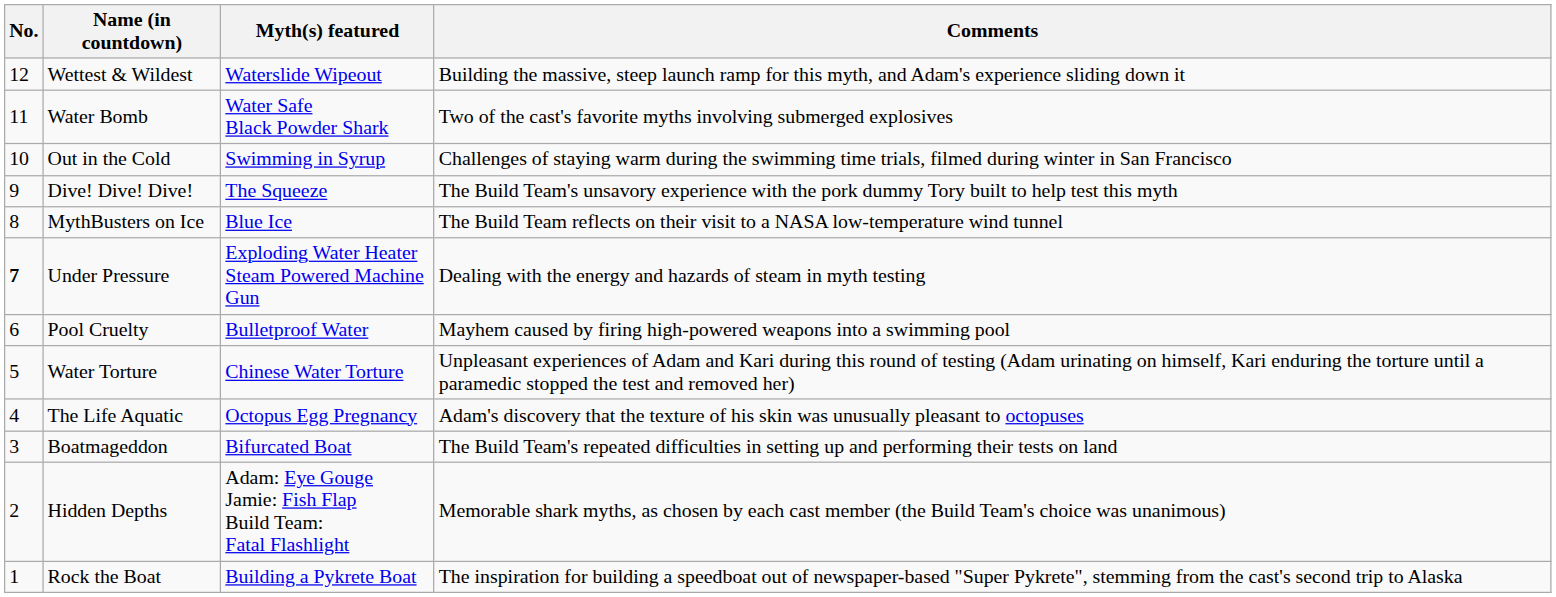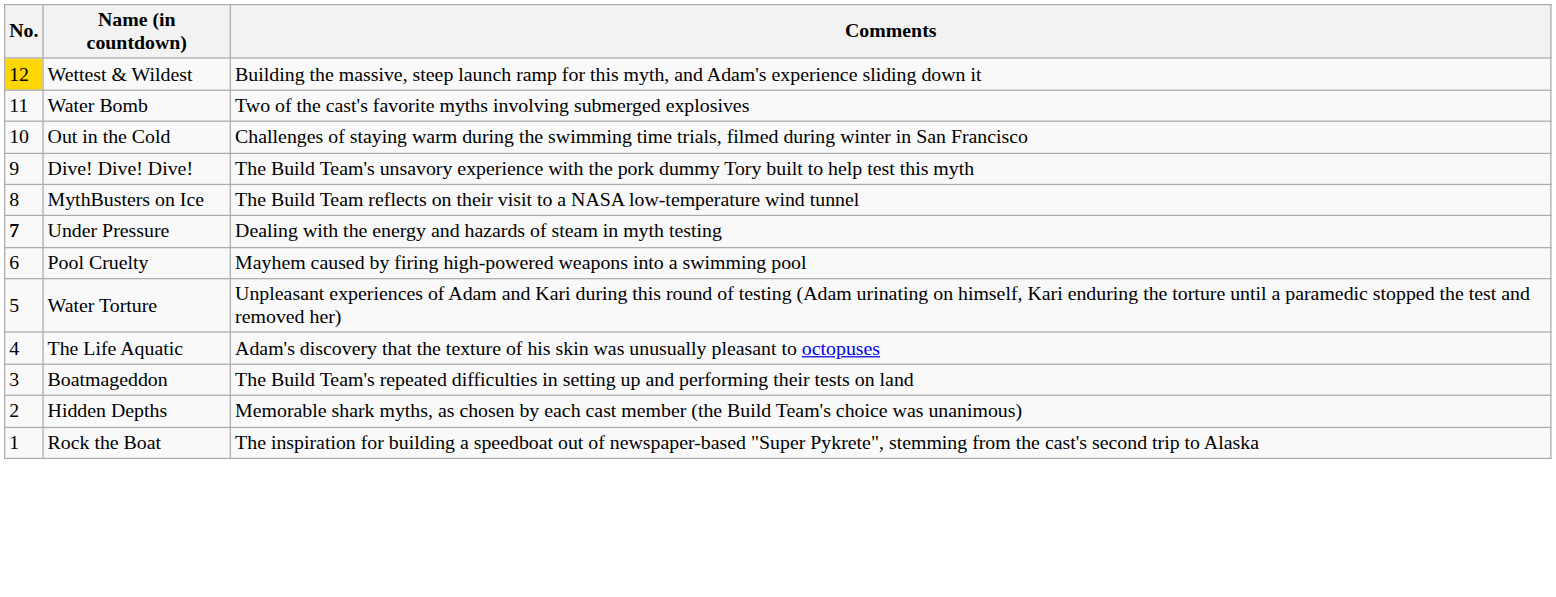- column: (327, 31)
(19, 74) no background -> (19, 74) gold background
